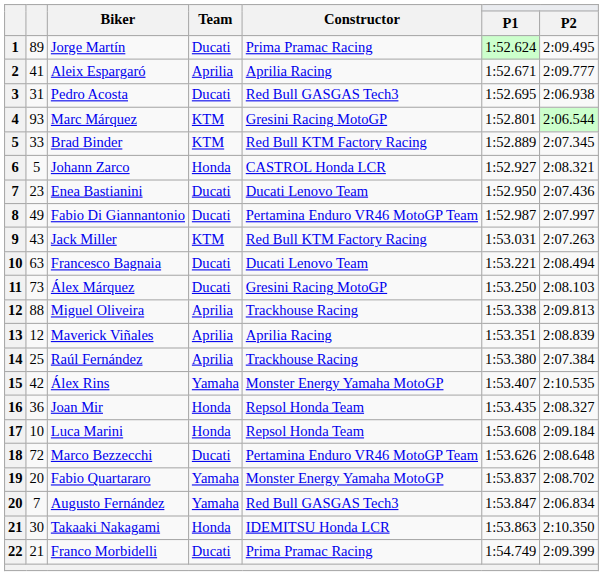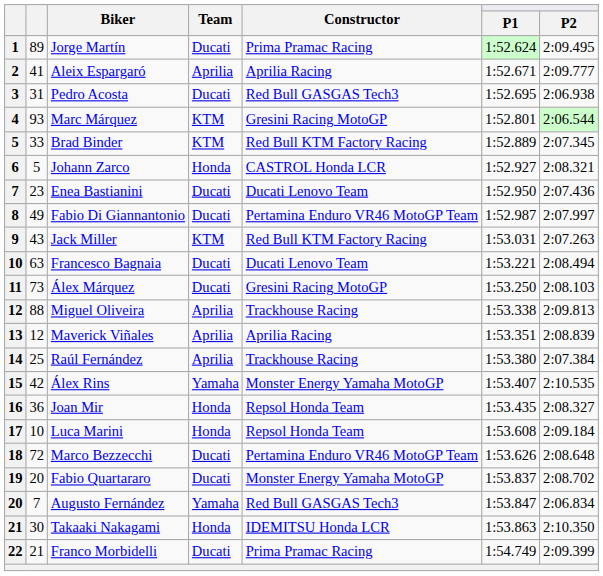(215, 479) Yamaha -> (211, 479) Ducati
